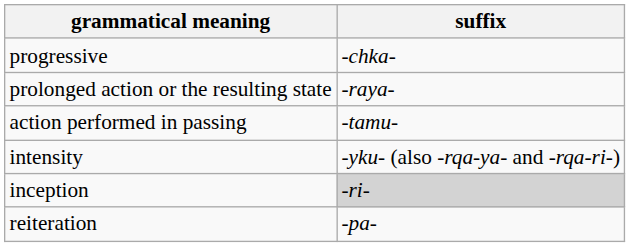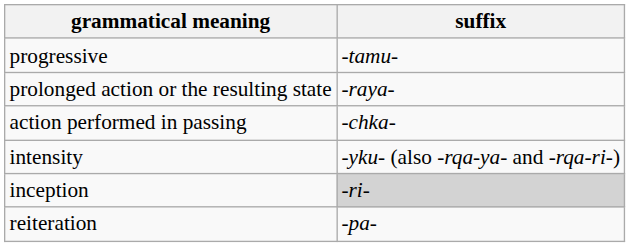(369, 55) -chka- -> (370, 55) -tamu-
(370, 122) -tamu- -> (369, 122) -chka-
